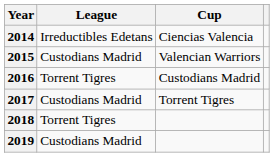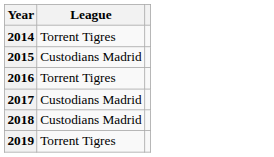- column: (210, 15)
(96, 36) Irreductibles Edetans -> (78, 36) Torrent Tigres
(78, 120) Torrent Tigres -> (91, 120) Custodians Madrid
(91, 141) Custodians Madrid -> (78, 141) Torrent Tigres
